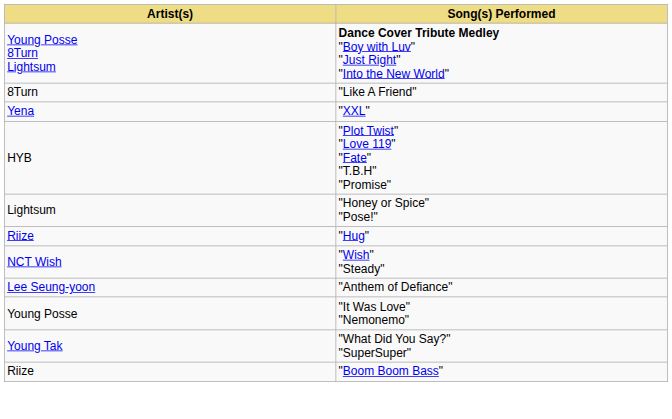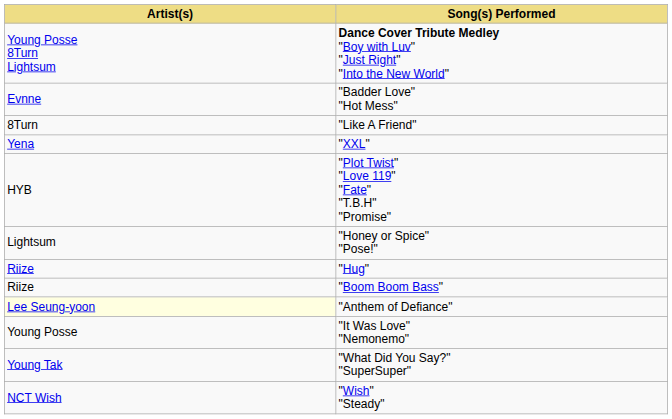+ row: (377, 99)
rows swapped: (361, 261) <-> (391, 371)
(51, 287) no background -> (51, 306) lightyellow background
